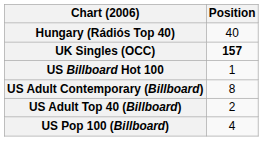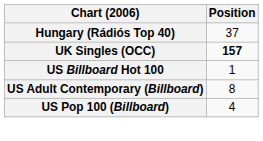(232, 32) 40 -> (232, 32) 37
- row: (105, 107)
